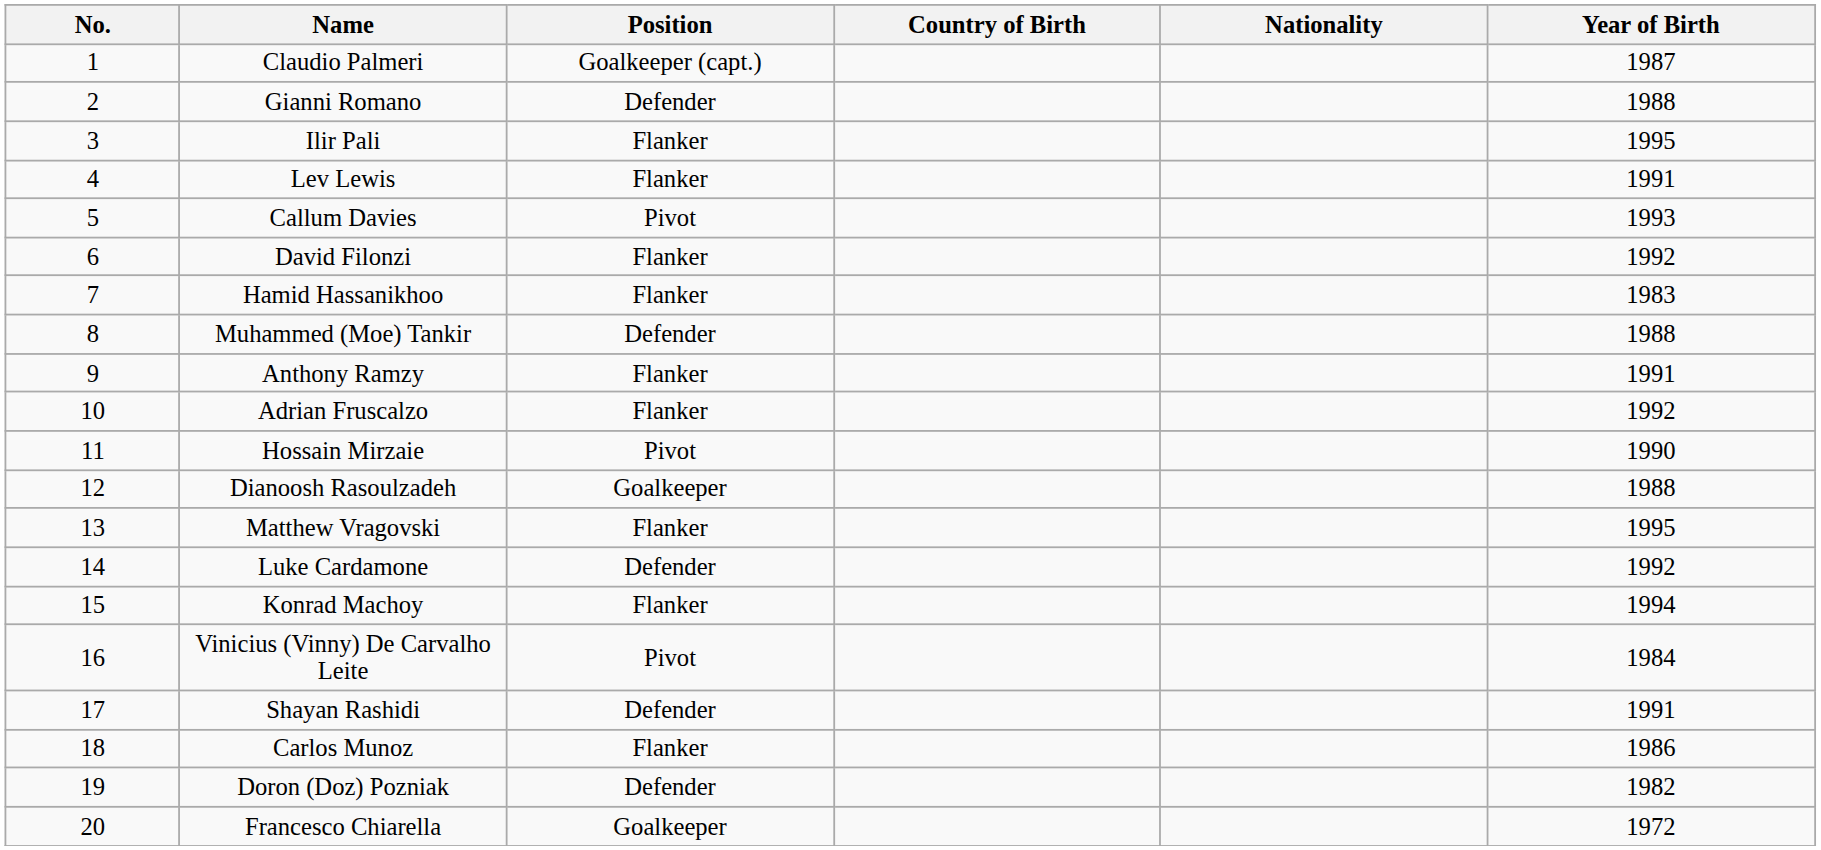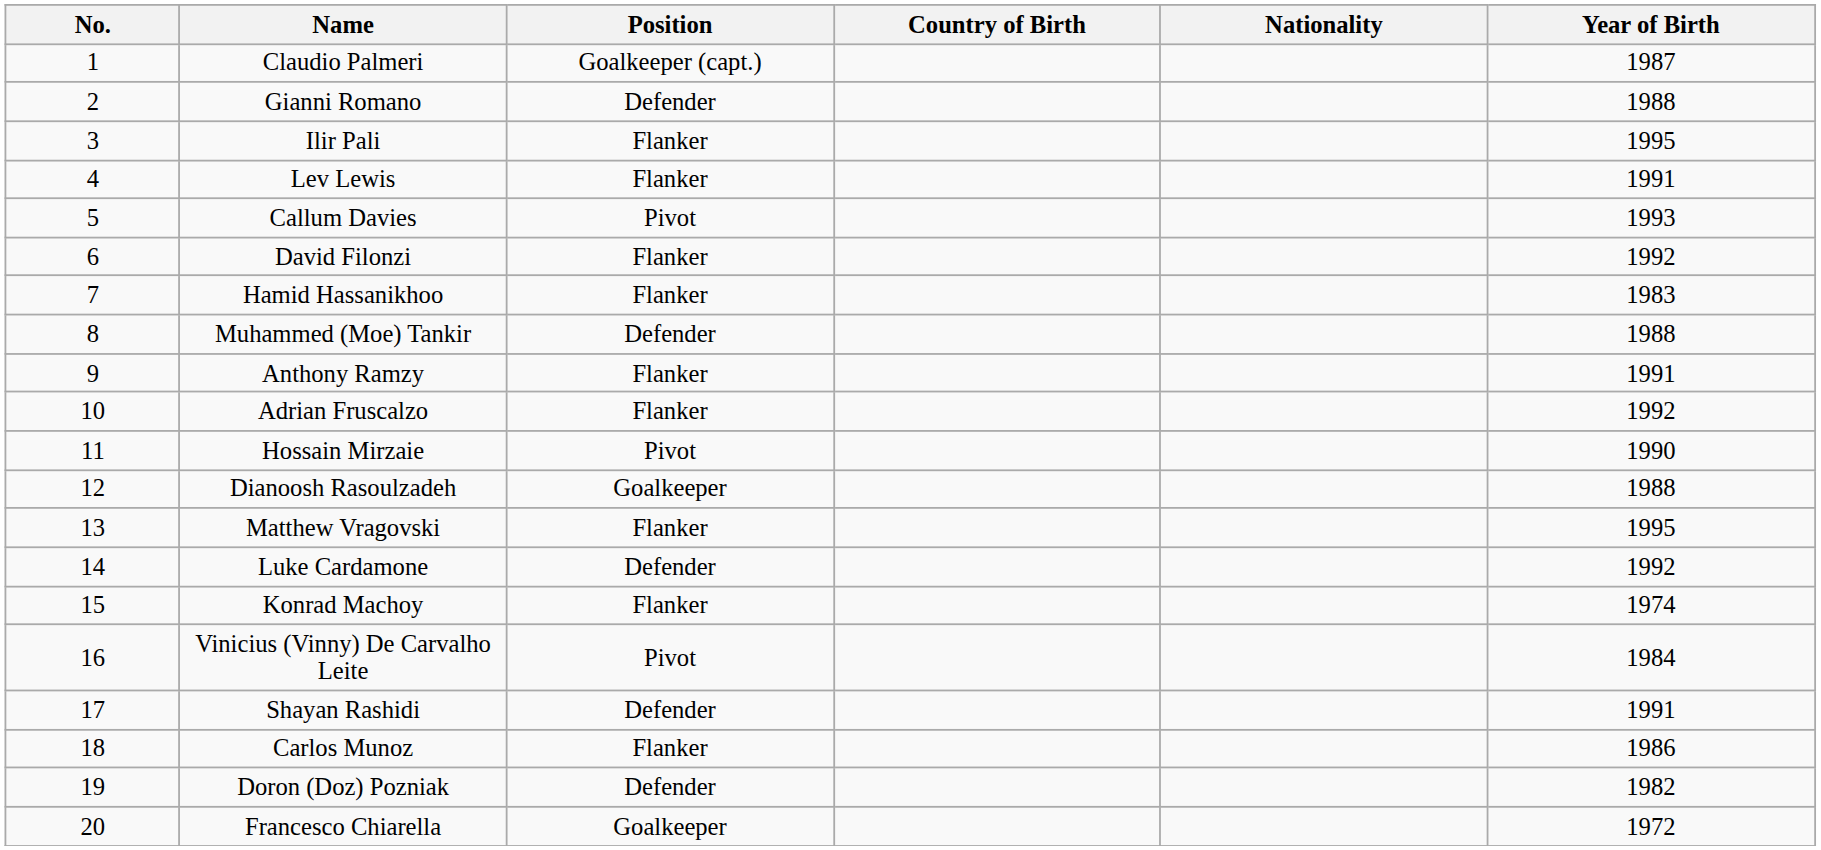(1651, 605) 1994 -> (1651, 605) 1974
